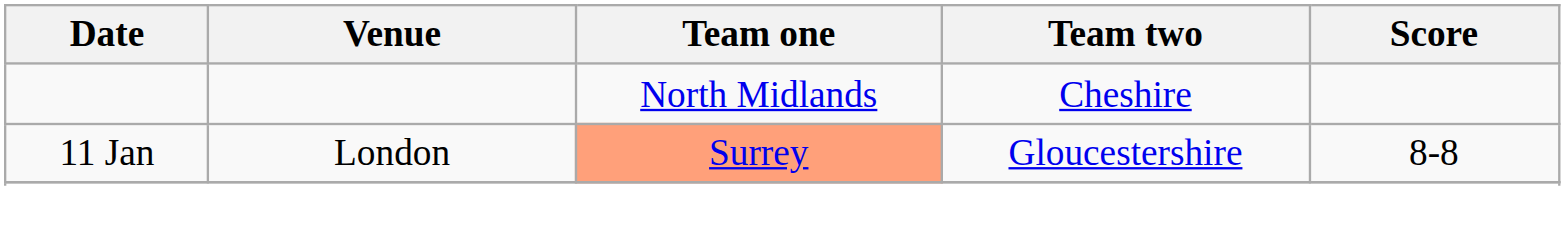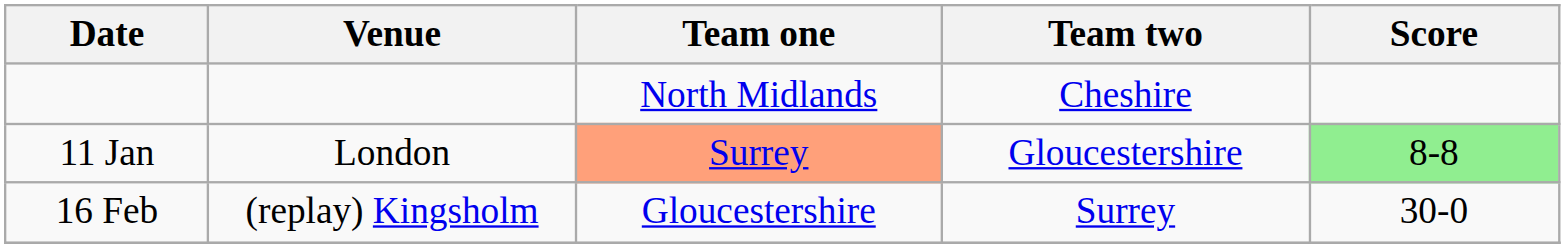(1434, 152) no background -> (1434, 152) lightgreen background
+ row: (107, 211)
